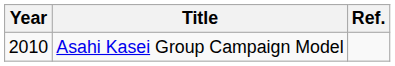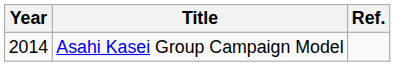(28, 46) 2010 -> (28, 46) 2014
